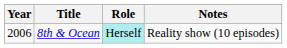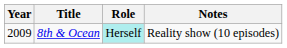(19, 33) 2006 -> (19, 33) 2009
